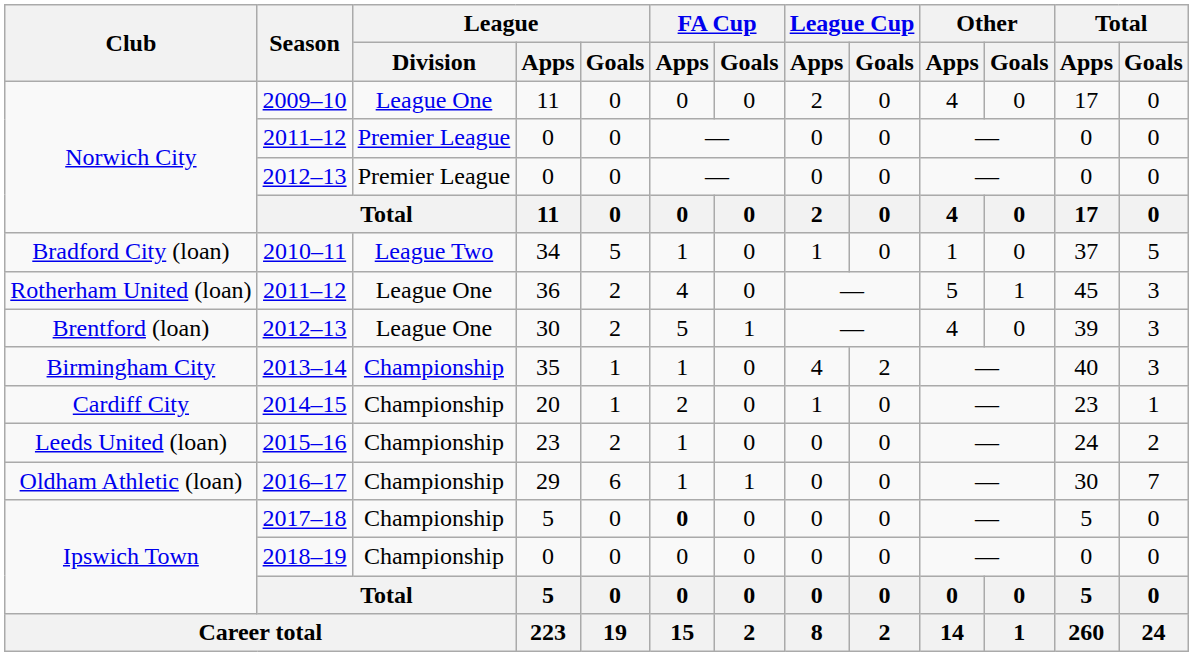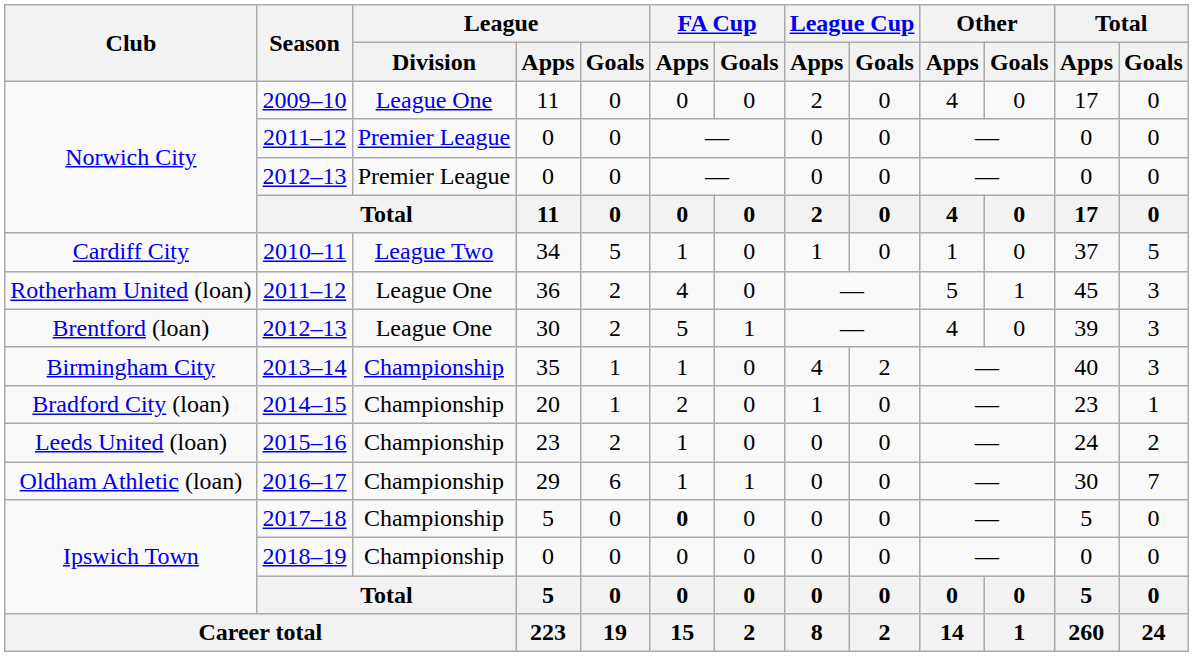(131, 251) Bradford City (loan) -> (131, 251) Cardiff City
(131, 404) Cardiff City -> (131, 404) Bradford City (loan)
